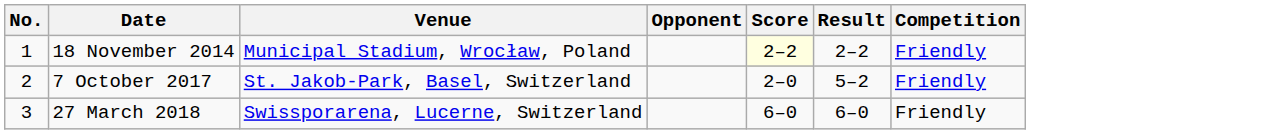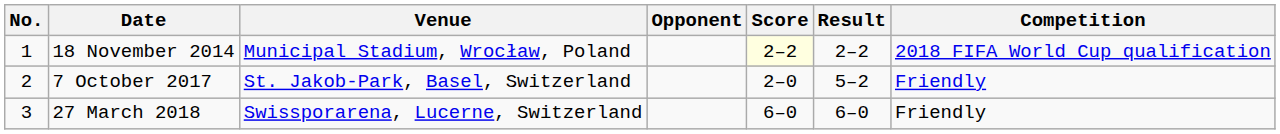(941, 51) Friendly -> (1083, 51) 2018 FIFA World Cup qualification
